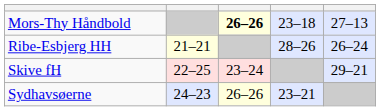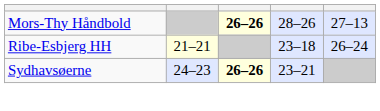(297, 23) 23–18 -> (297, 23) 28–26
(297, 46) 28–26 -> (297, 46) 23–18
- row: (35, 70)
(245, 93) normal -> (245, 70) bold
